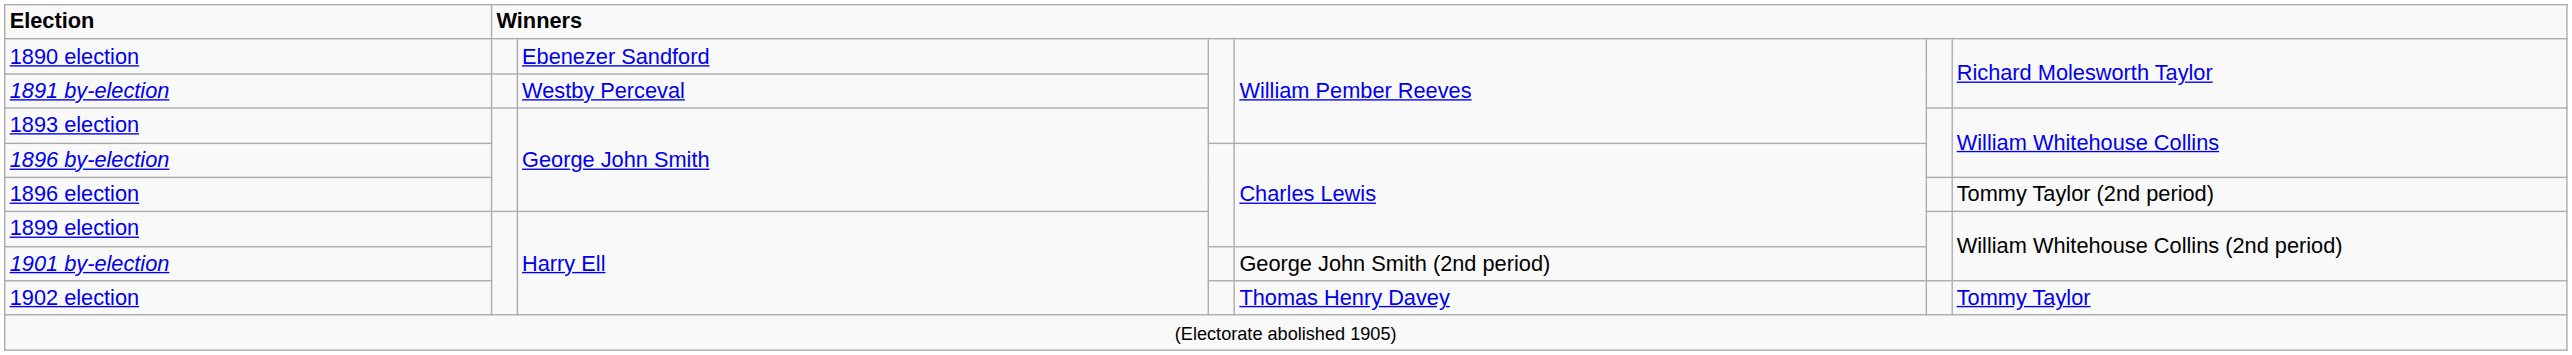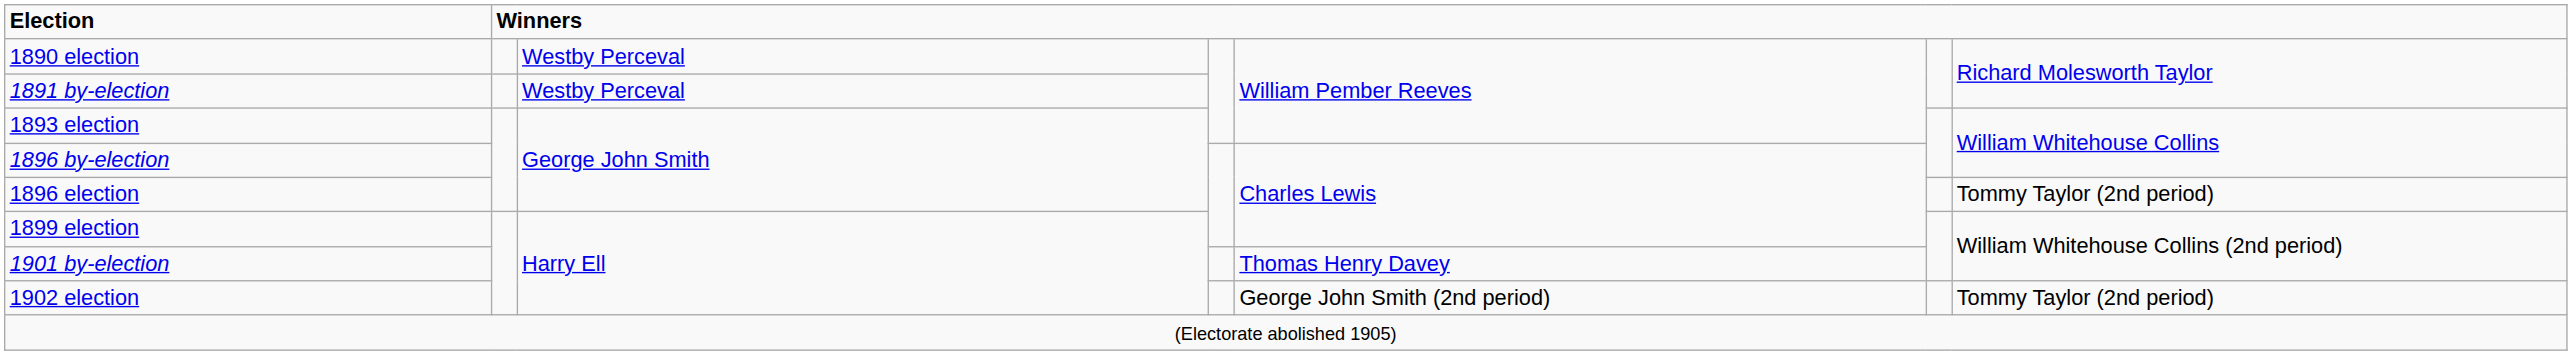(616, 56) Ebenezer Sandford -> (603, 56) Westby Perceval
(1395, 263) George John Smith (2nd period) -> (1345, 263) Thomas Henry Davey
(1345, 297) Thomas Henry Davey -> (1395, 297) George John Smith (2nd period)
(2024, 297) Tommy Taylor -> (2085, 297) Tommy Taylor (2nd period)
